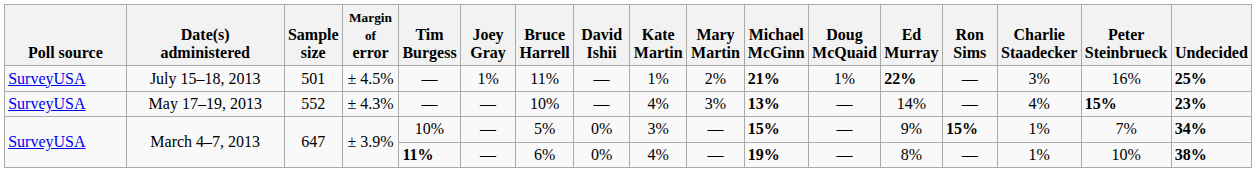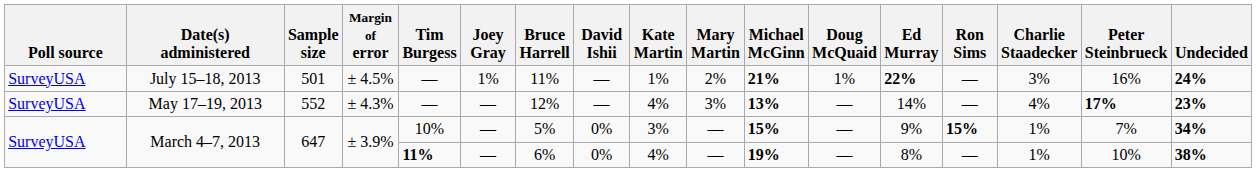(1191, 78) 25% -> (1191, 78) 24%
(545, 103) 10% -> (545, 103) 12%
(1101, 103) 15% -> (1101, 103) 17%
